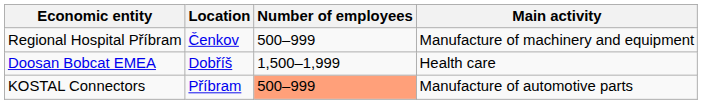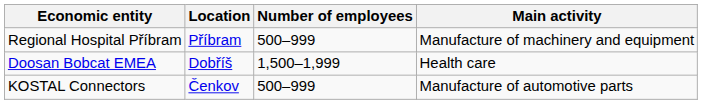(214, 39) Čenkov -> (215, 39) Příbram
(215, 87) Příbram -> (214, 87) Čenkov
(286, 87) lightsalmon background -> (286, 87) no background
